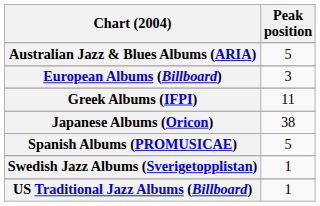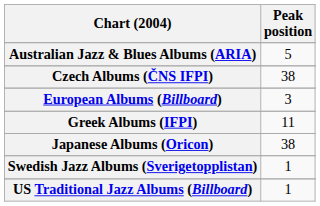+ row: (133, 76)
- row: (133, 144)
